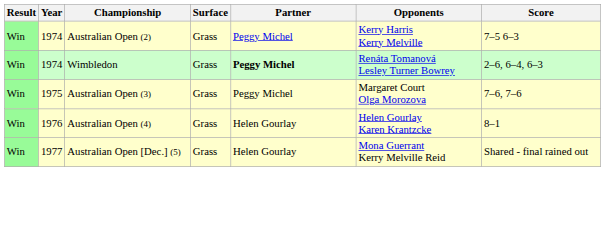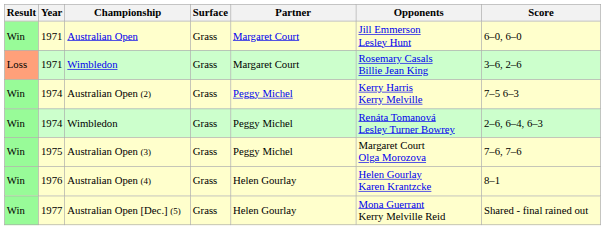+ row: (52, 36)
+ row: (52, 65)
(264, 65) bold -> (263, 123) normal
